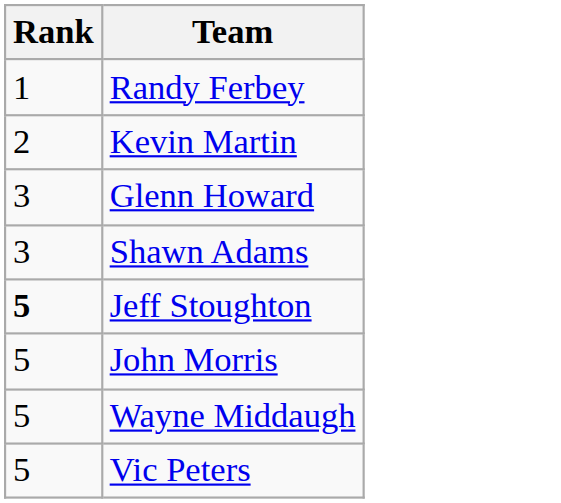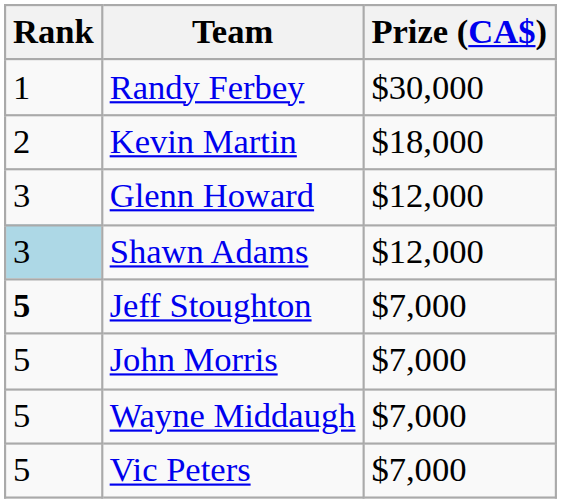+ column: (459, 31)
(22, 251) no background -> (22, 251) lightblue background
